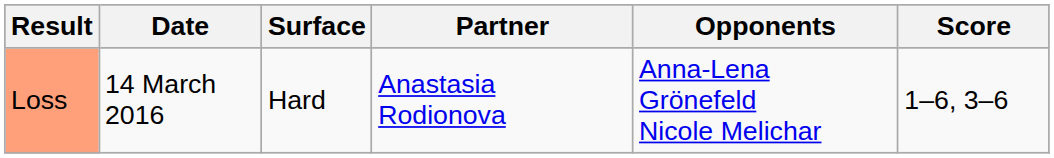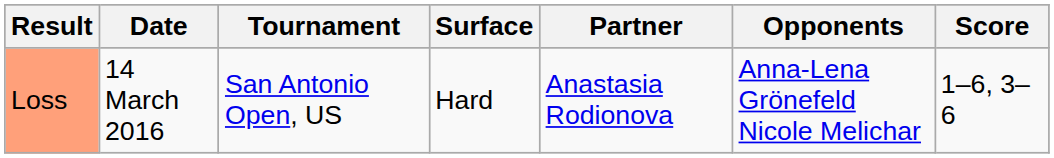+ column: (324, 25)
